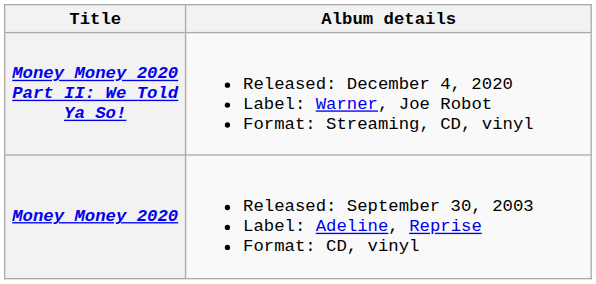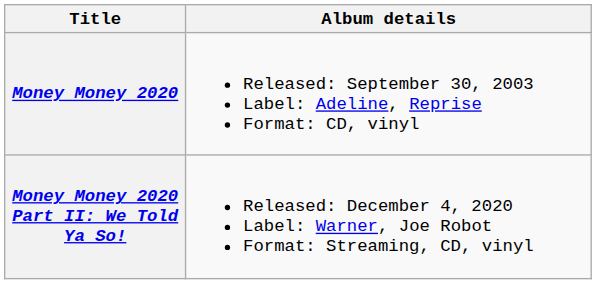rows swapped: (95, 217) <-> (95, 94)
